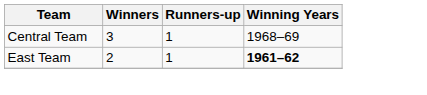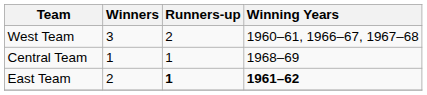+ row: (41, 36)
(110, 36) 3 -> (110, 57) 1
(169, 57) normal -> (169, 79) bold
